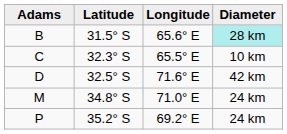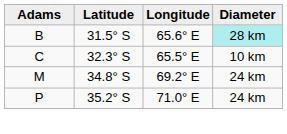- row: (39, 77)
(178, 98) 71.0° E -> (178, 77) 69.2° E
(178, 118) 69.2° E -> (178, 98) 71.0° E
